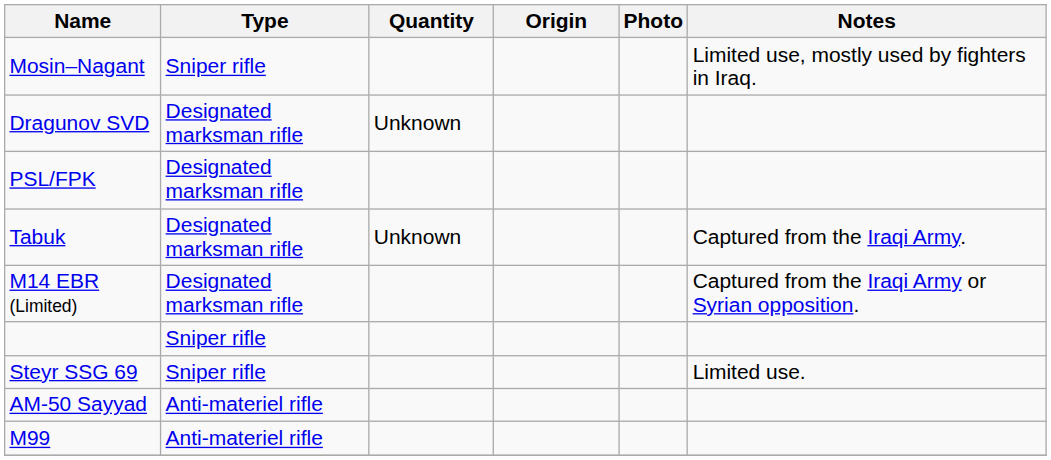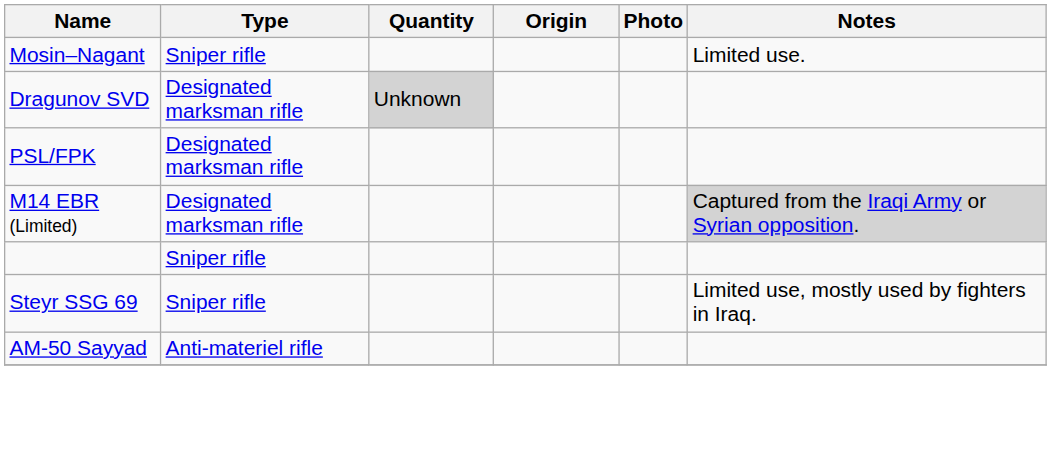(859, 66) Limited use, mostly used by fighters in Iraq. -> (749, 54) Limited use.
(417, 122) no background -> (417, 99) lightgrey background
- row: (37, 236)
(839, 293) no background -> (839, 213) lightgrey background
(749, 371) Limited use. -> (859, 303) Limited use, mostly used by fighters in Iraq.
- row: (30, 438)
